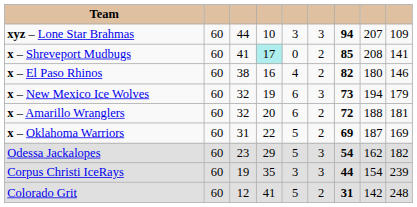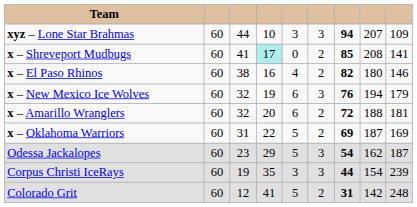(347, 93) 73 -> (347, 93) 76
(399, 152) 182 -> (399, 152) 187
